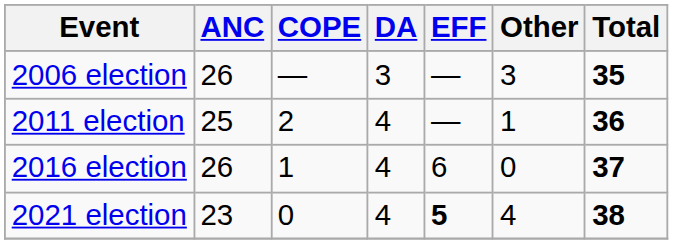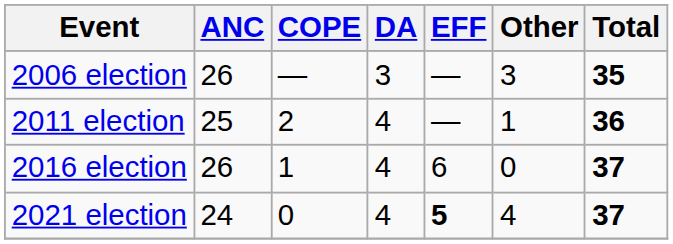(217, 214) 23 -> (217, 214) 24
(609, 214) 38 -> (609, 214) 37
